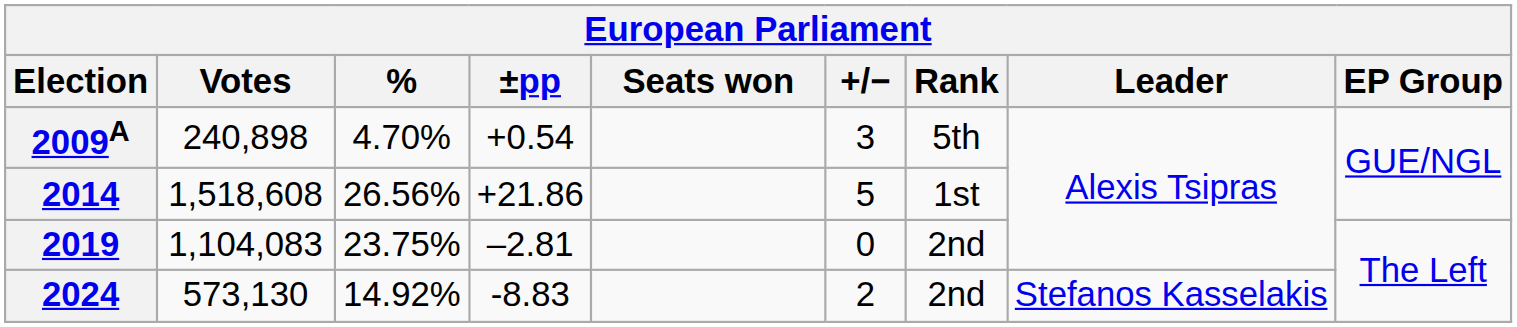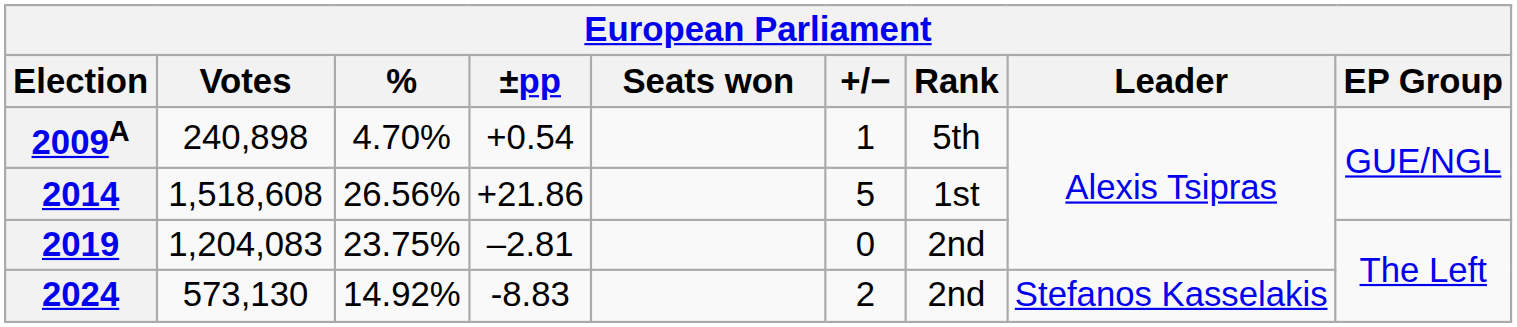(865, 137) 3 -> (865, 137) 1
(246, 244) 1,104,083 -> (246, 244) 1,204,083
